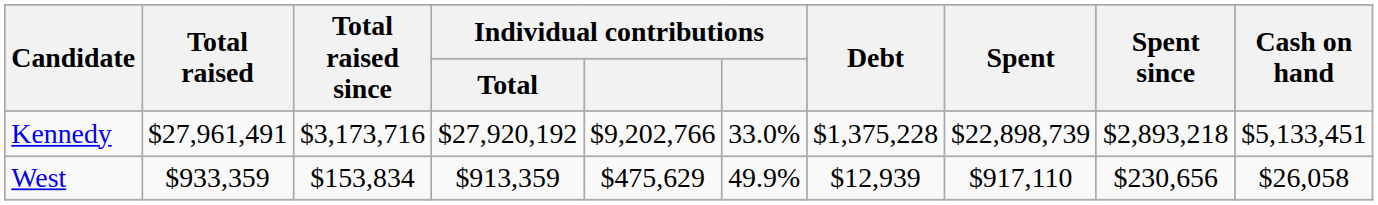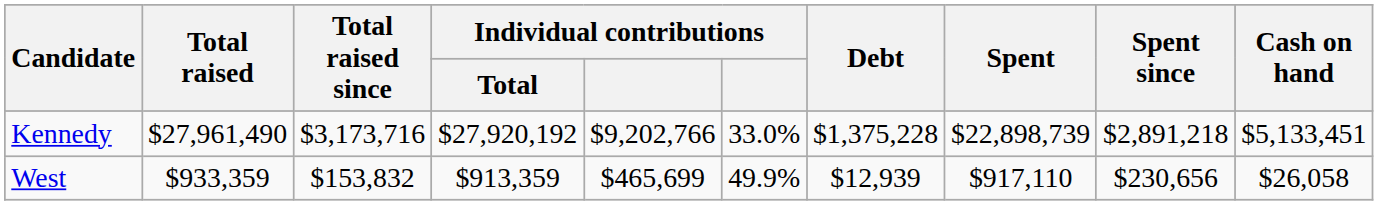(217, 133) $27,961,491 -> (217, 133) $27,961,490
(1166, 133) $2,893,218 -> (1166, 133) $2,891,218
(363, 177) $153,834 -> (363, 177) $153,832
(653, 177) $475,629 -> (653, 177) $465,699
